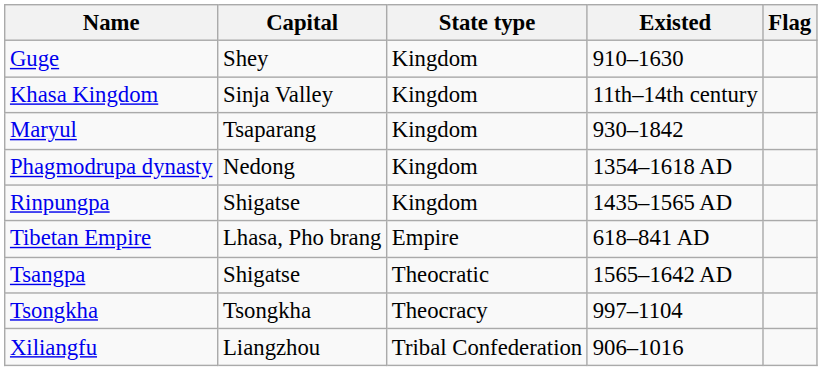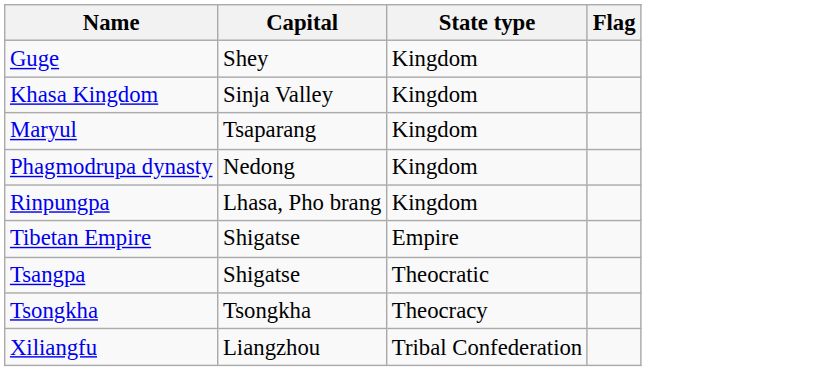- column: (675, 22)
(261, 202) Shigatse -> (302, 202) Lhasa, Pho brang
(302, 238) Lhasa, Pho brang -> (261, 238) Shigatse
